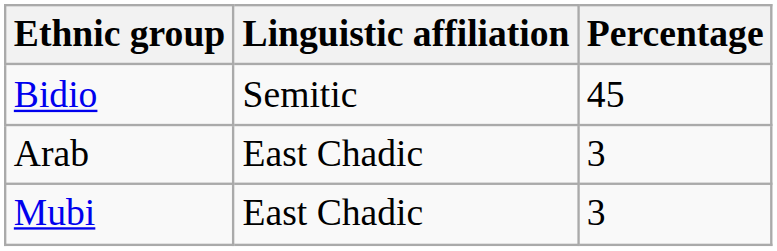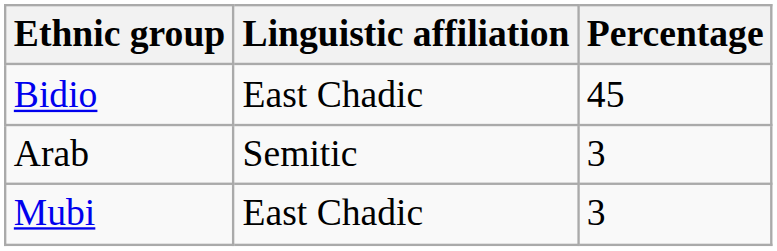(300, 93) Semitic -> (333, 93) East Chadic
(333, 153) East Chadic -> (300, 153) Semitic
